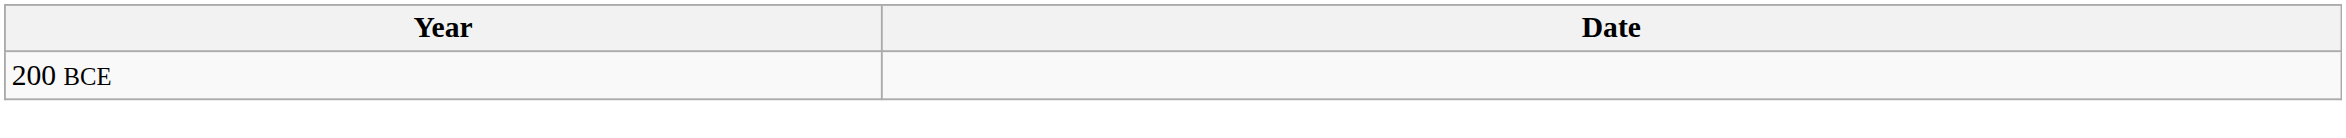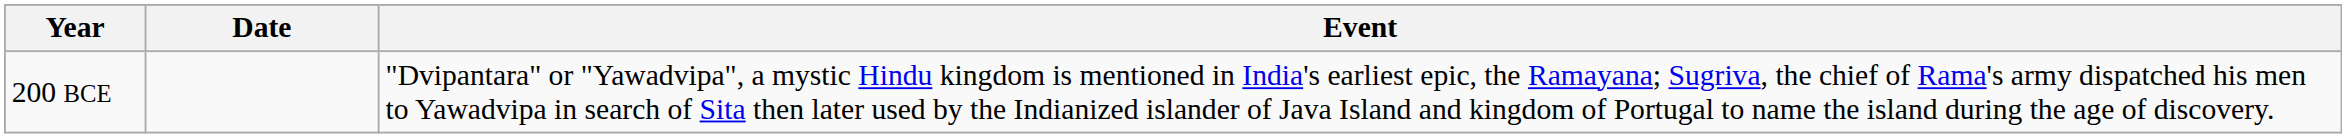+ column: (1360, 27)
